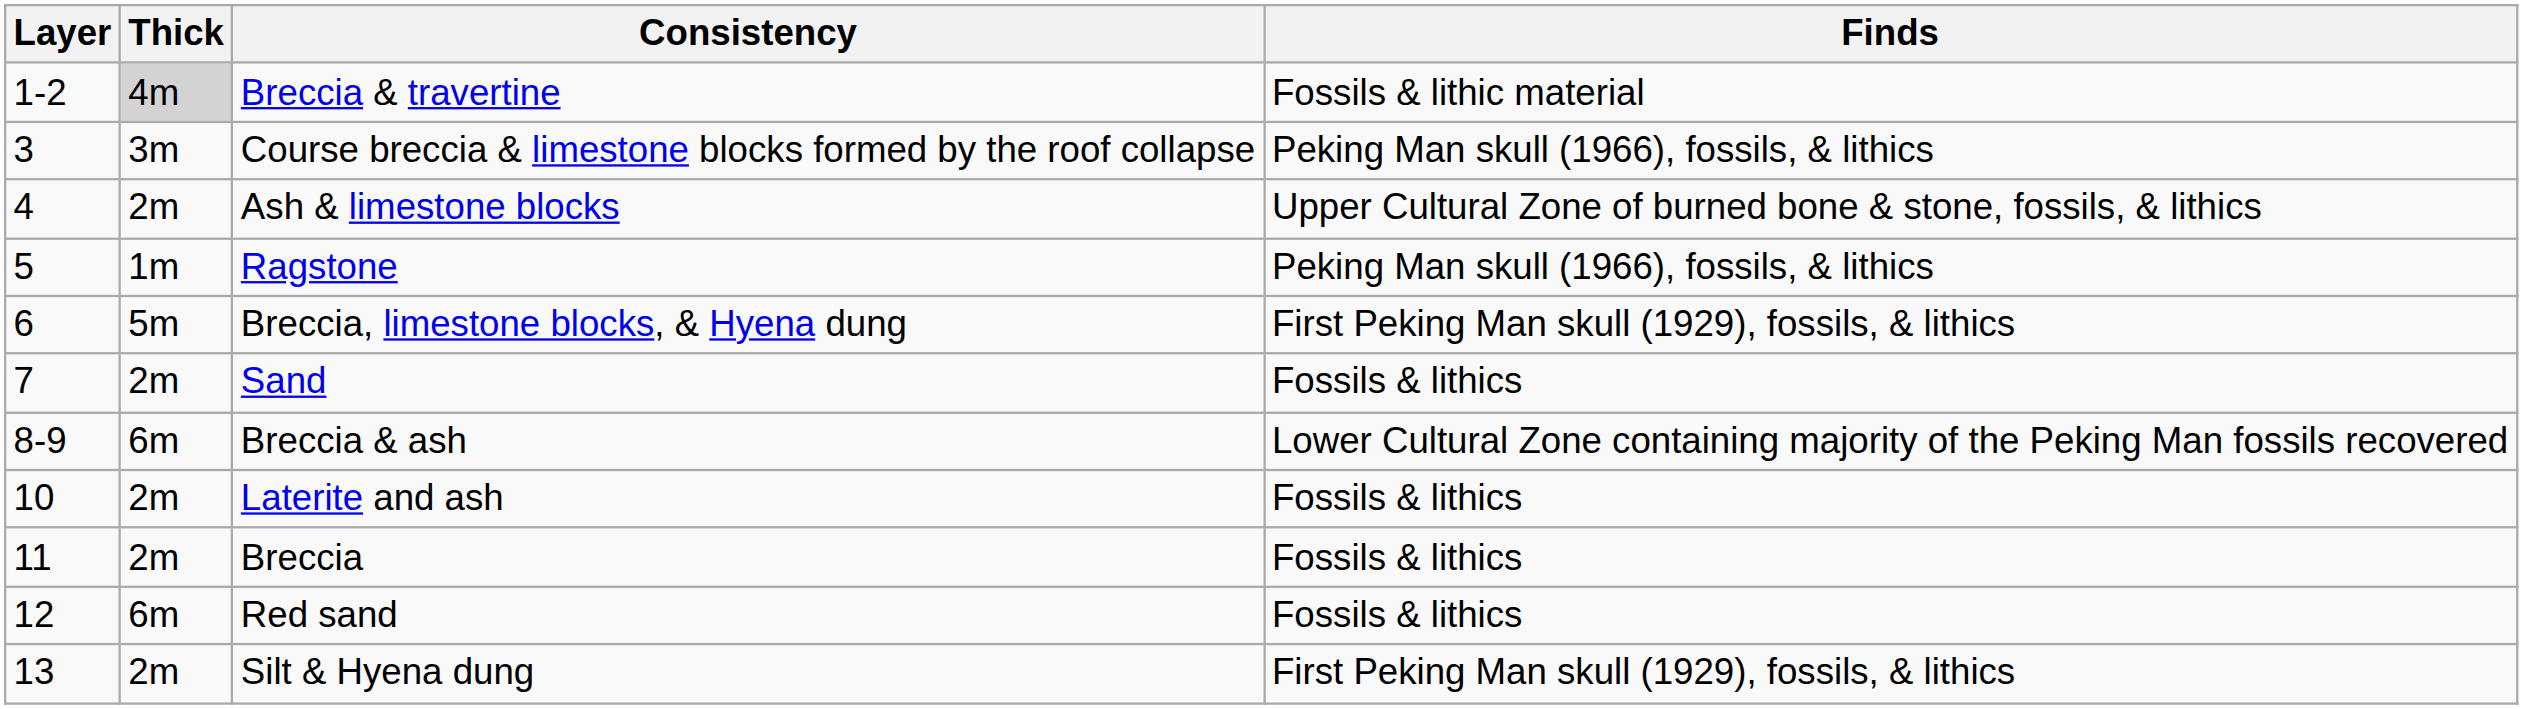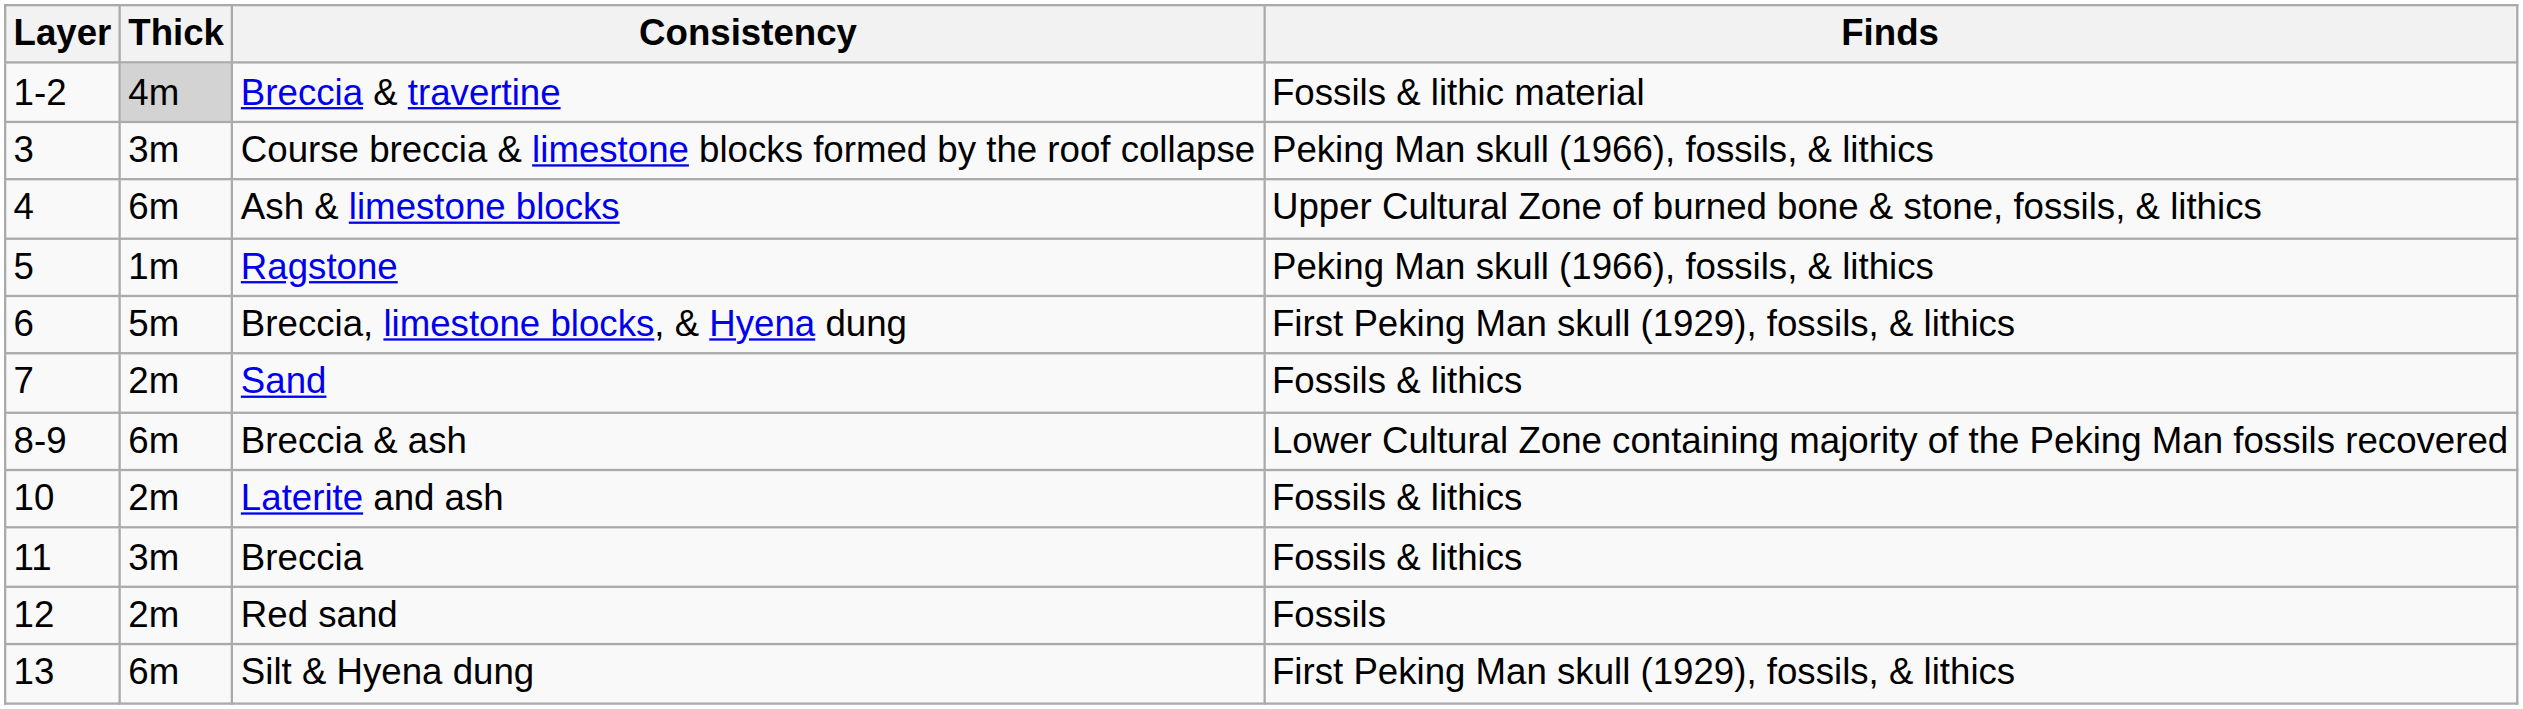(154, 207) 2m -> (154, 207) 6m
(154, 556) 2m -> (154, 556) 3m
(154, 614) 6m -> (154, 614) 2m
(1397, 614) Fossils & lithics -> (1329, 614) Fossils
(154, 672) 2m -> (154, 672) 6m
